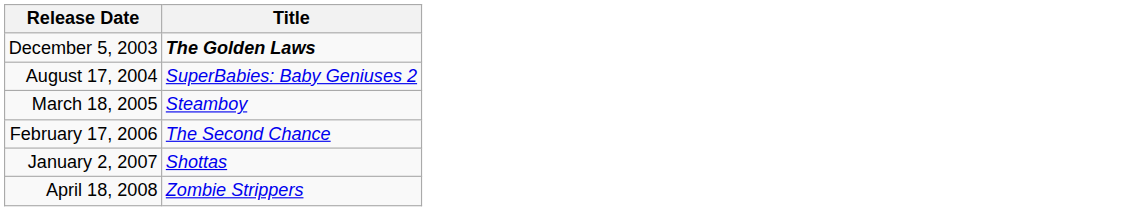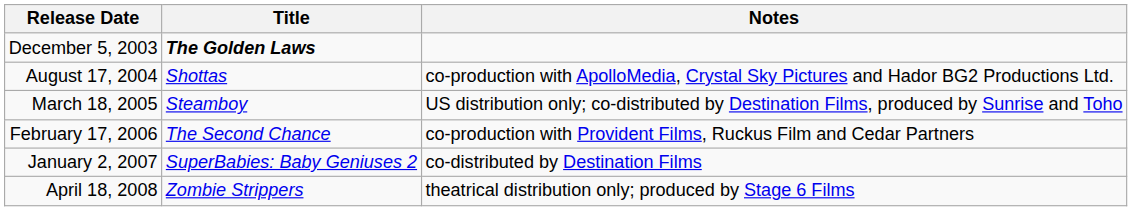+ column: (774, 18)
(291, 76) SuperBabies: Baby Geniuses 2 -> (196, 76) Shottas
(196, 162) Shottas -> (291, 162) SuperBabies: Baby Geniuses 2
